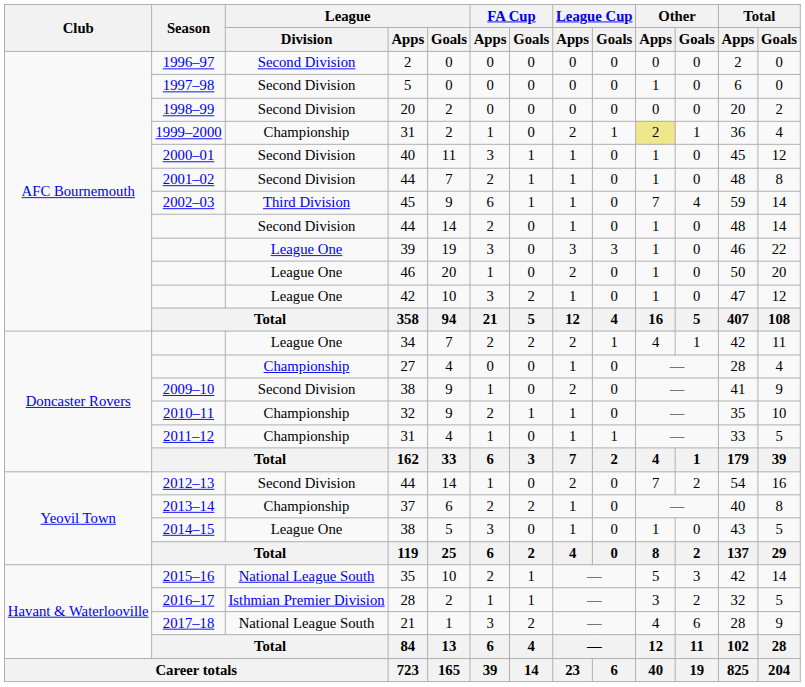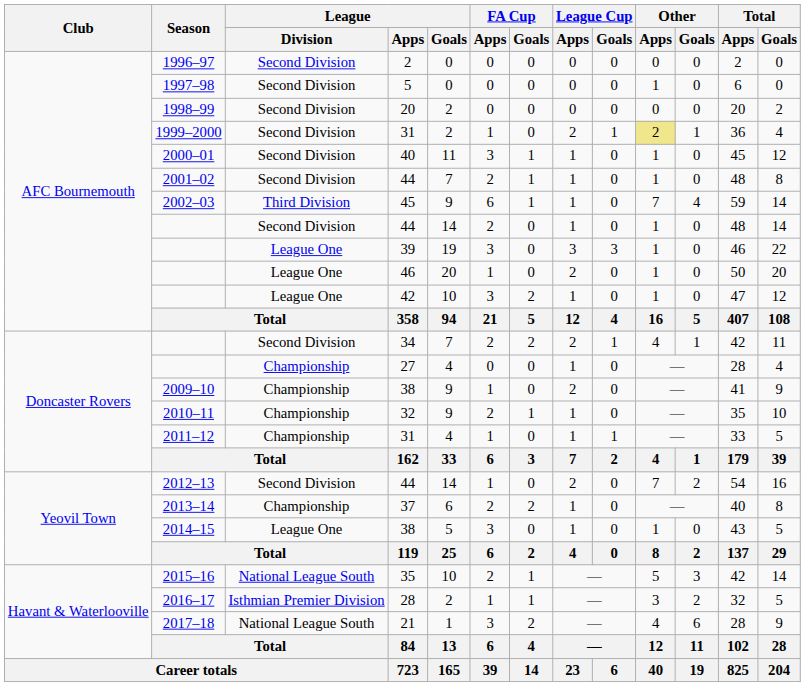(307, 132) Championship -> (307, 132) Second Division
(307, 343) League One -> (307, 343) Second Division
(307, 389) Second Division -> (307, 389) Championship
